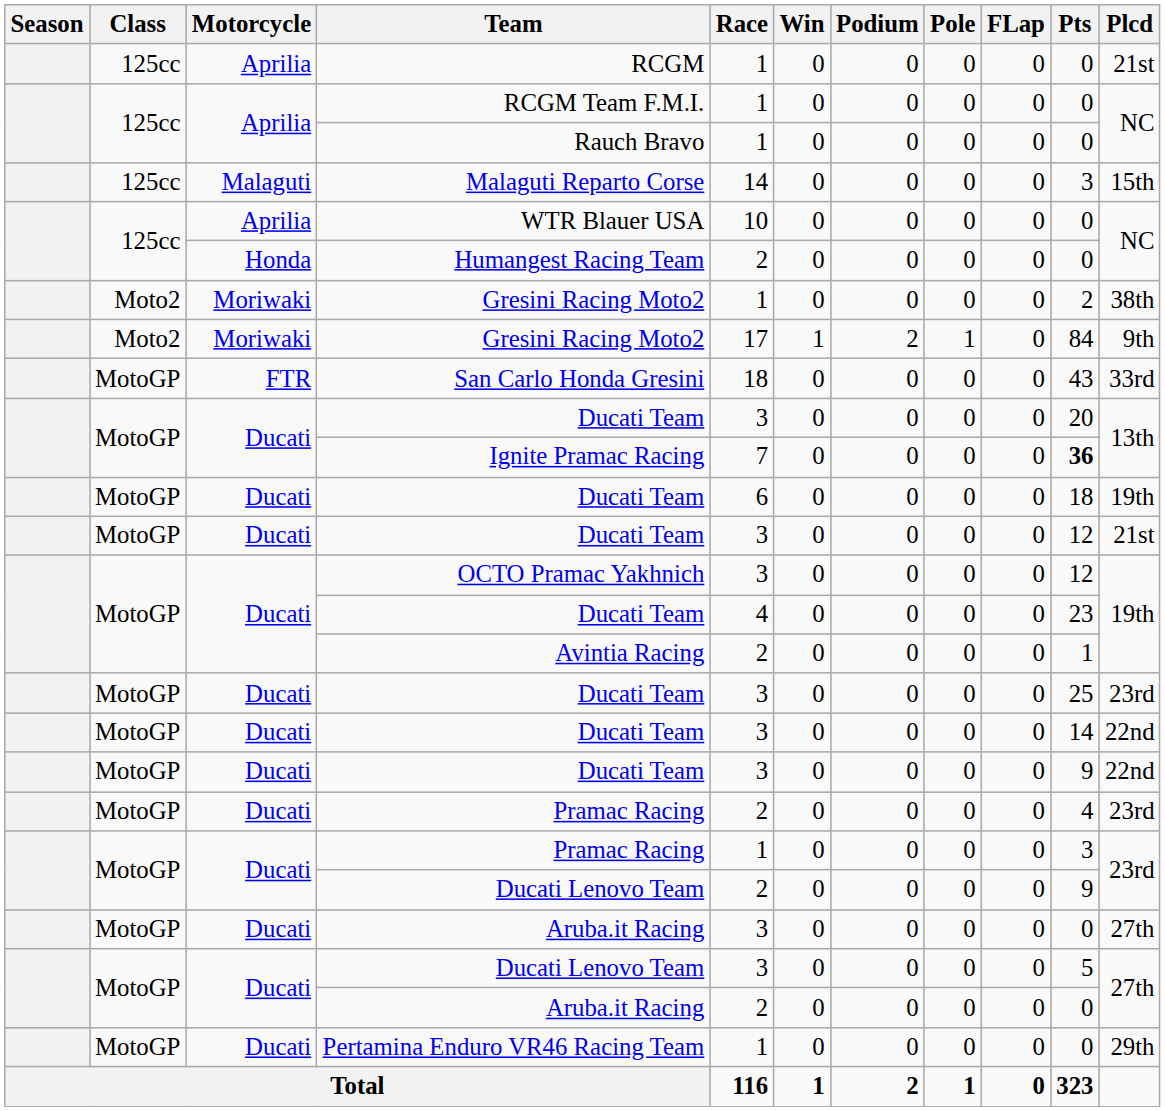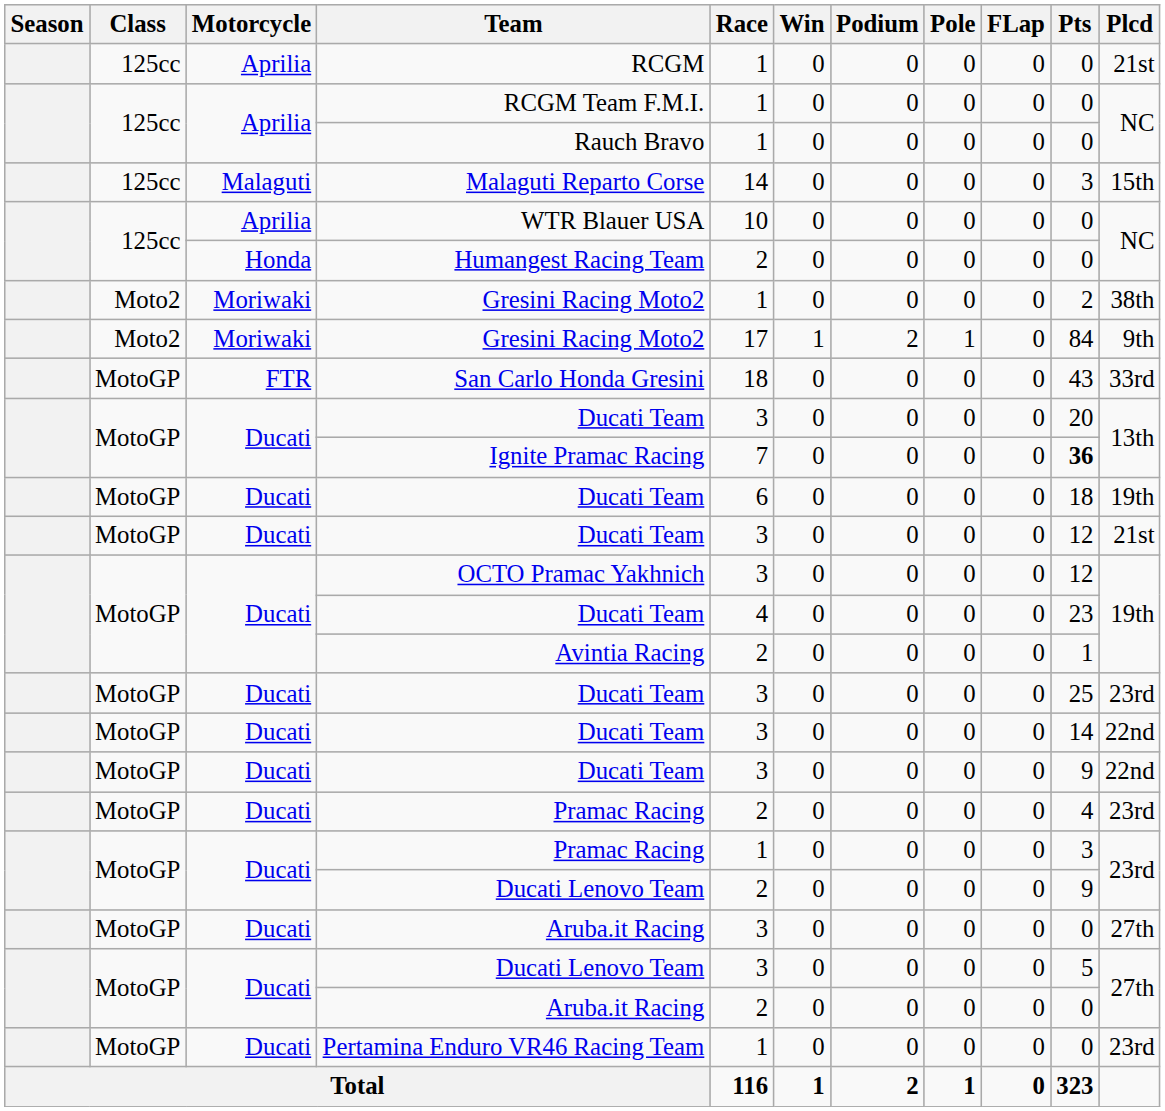(1132, 1046) 29th -> (1132, 1046) 23rd
